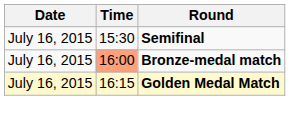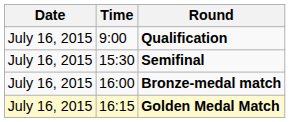+ row: (184, 38)
(117, 60) lightsalmon background -> (117, 83) no background
